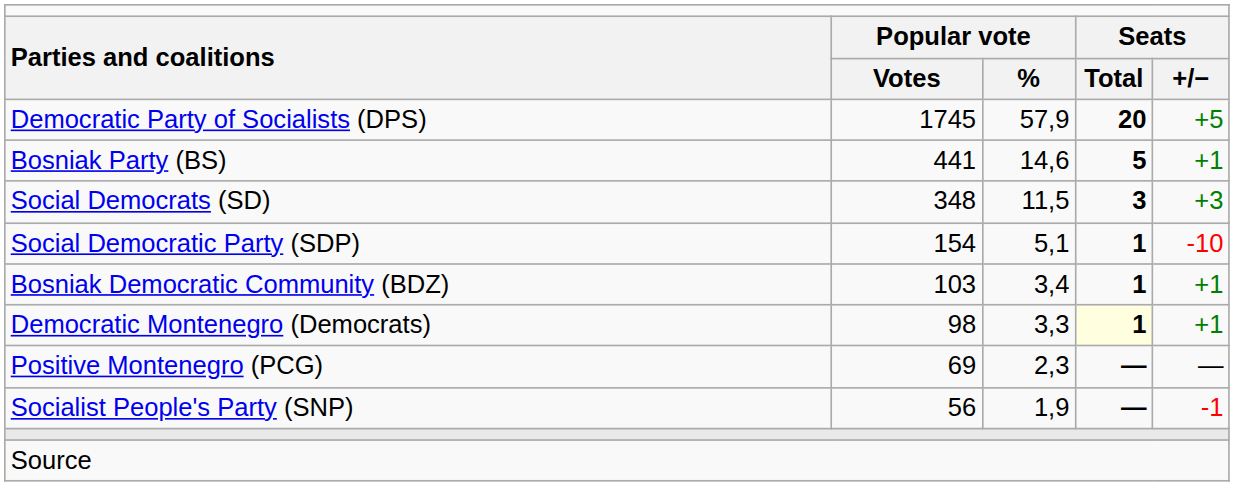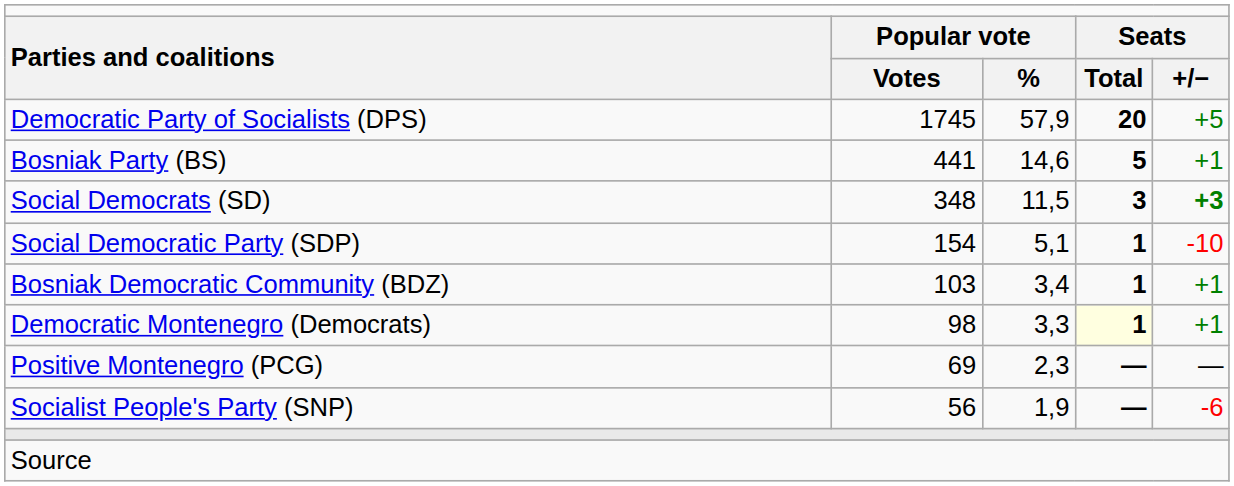(1209, 201) normal -> (1209, 201) bold
(1212, 406) -1 -> (1212, 406) -6
